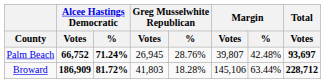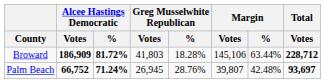rows swapped: (30, 70) <-> (30, 54)
